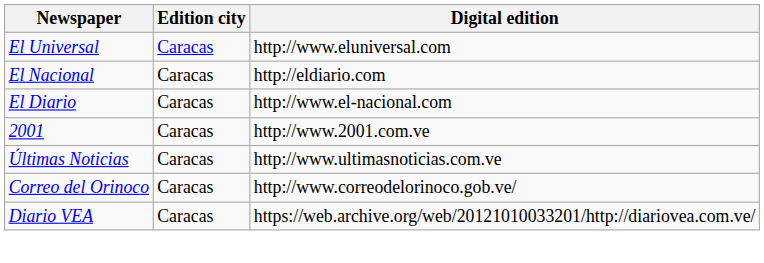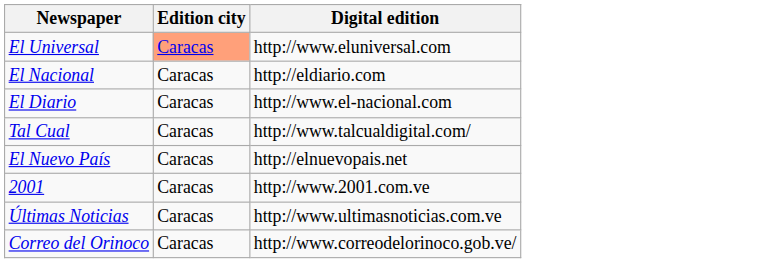(185, 46) no background -> (185, 46) lightsalmon background
+ row: (39, 131)
+ row: (59, 159)
- row: (51, 215)
